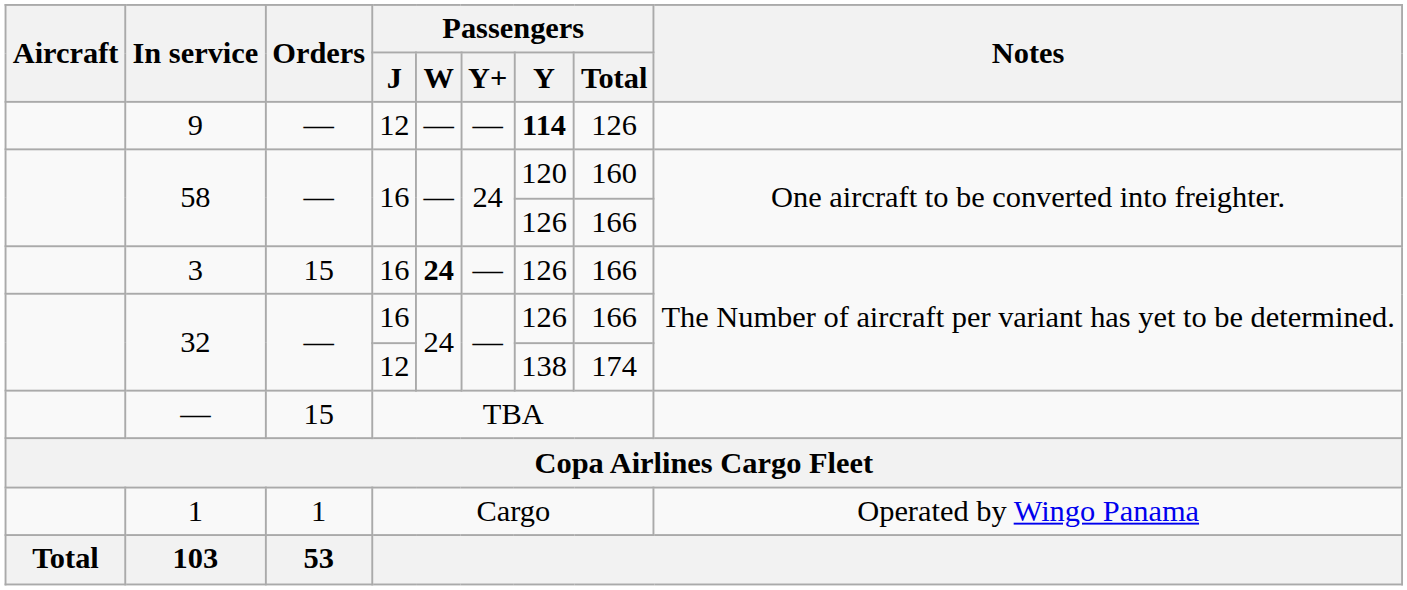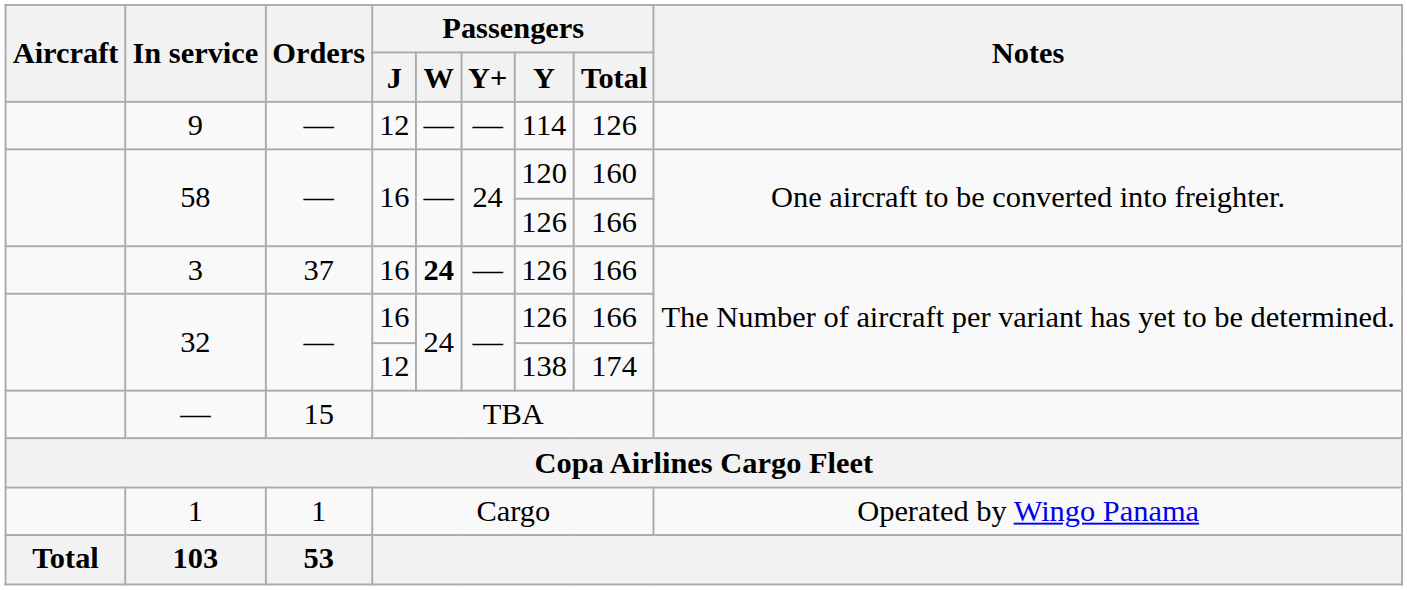(544, 125) bold -> (544, 125) normal
(319, 269) 15 -> (319, 269) 37
